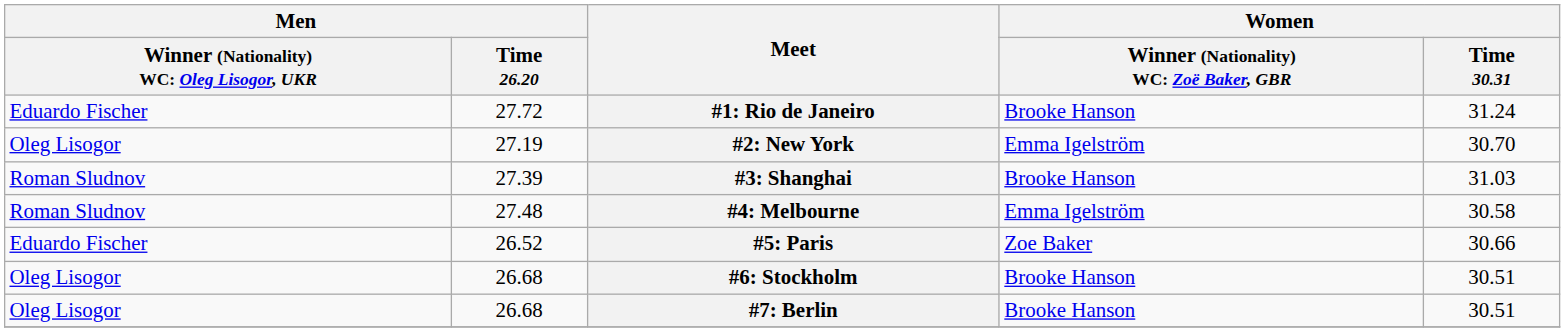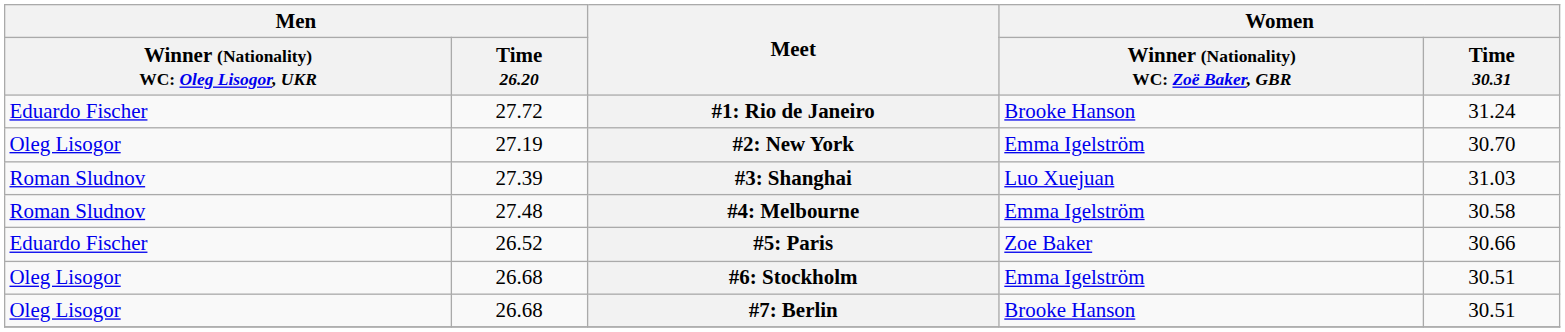(1070, 177) Brooke Hanson -> (1059, 177) Luo Xuejuan
(1070, 277) Brooke Hanson -> (1074, 277) Emma Igelström
